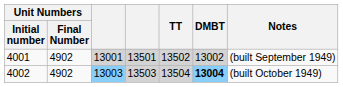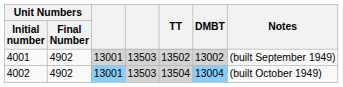(142, 57) 13501 -> (142, 57) 13503
(108, 73) 13003 -> (108, 73) 13001
(209, 73) bold -> (209, 73) normal
